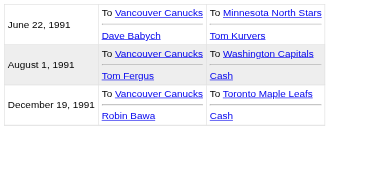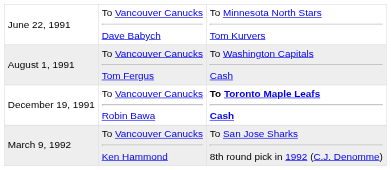(266, 105) normal -> (296, 105) bold
+ row: (39, 145)
